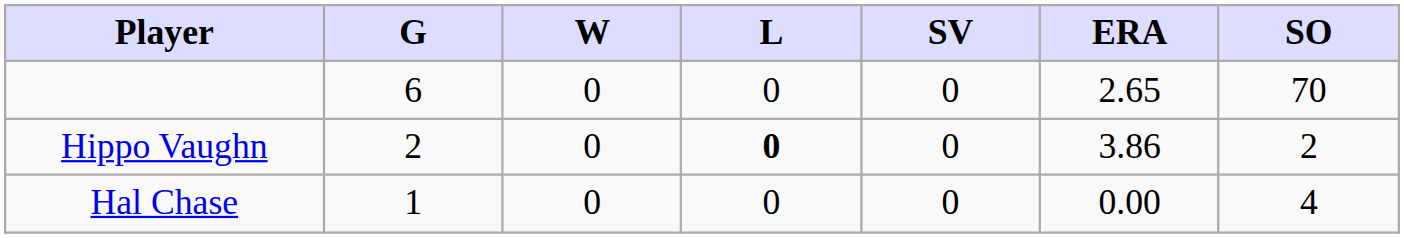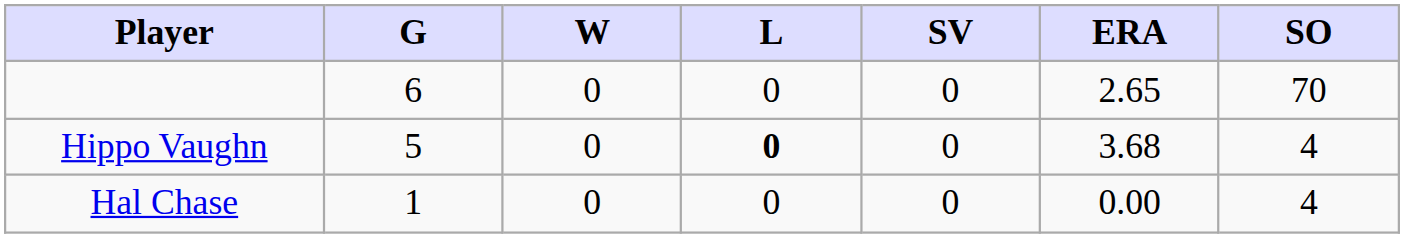(413, 145) 2 -> (413, 145) 5
(1130, 145) 3.86 -> (1130, 145) 3.68
(1309, 145) 2 -> (1309, 145) 4
